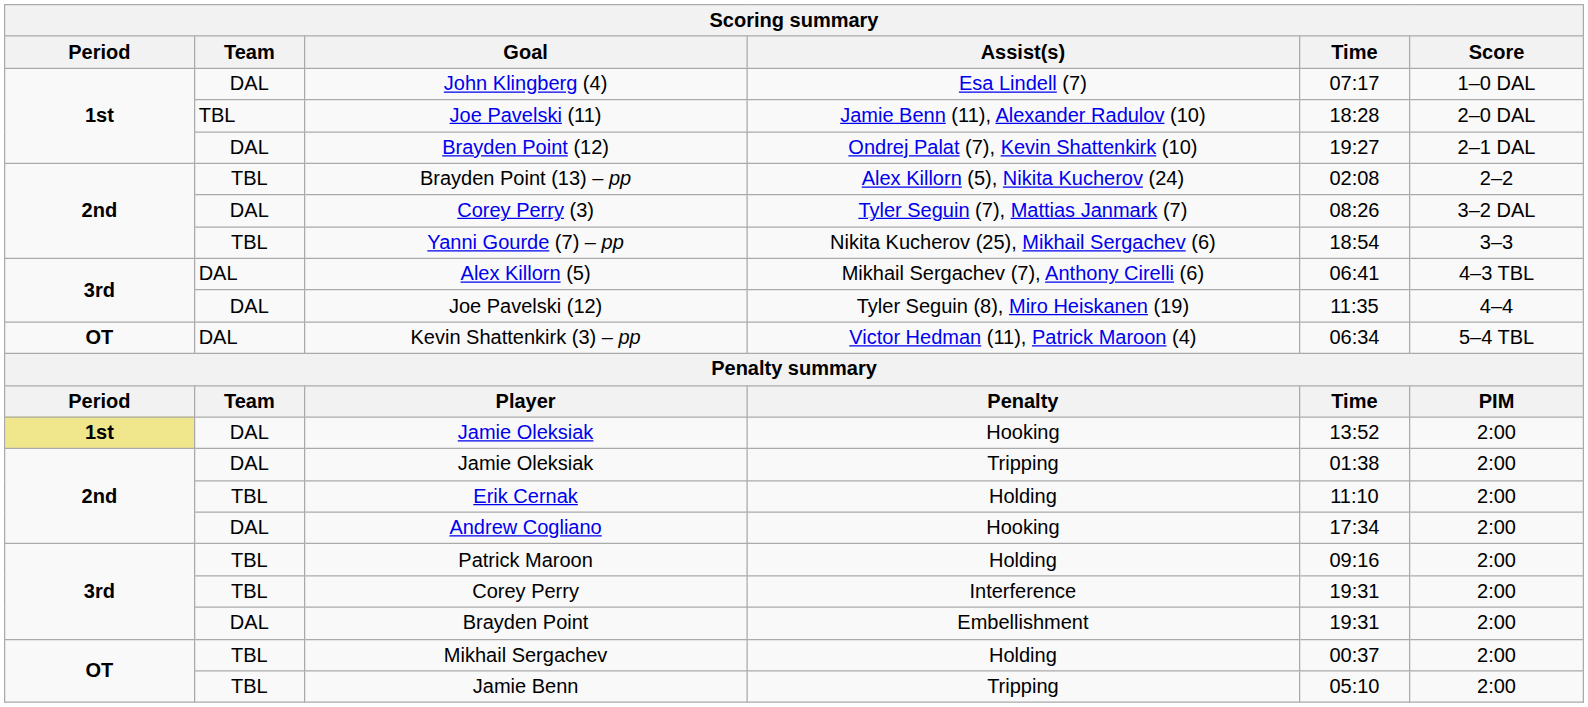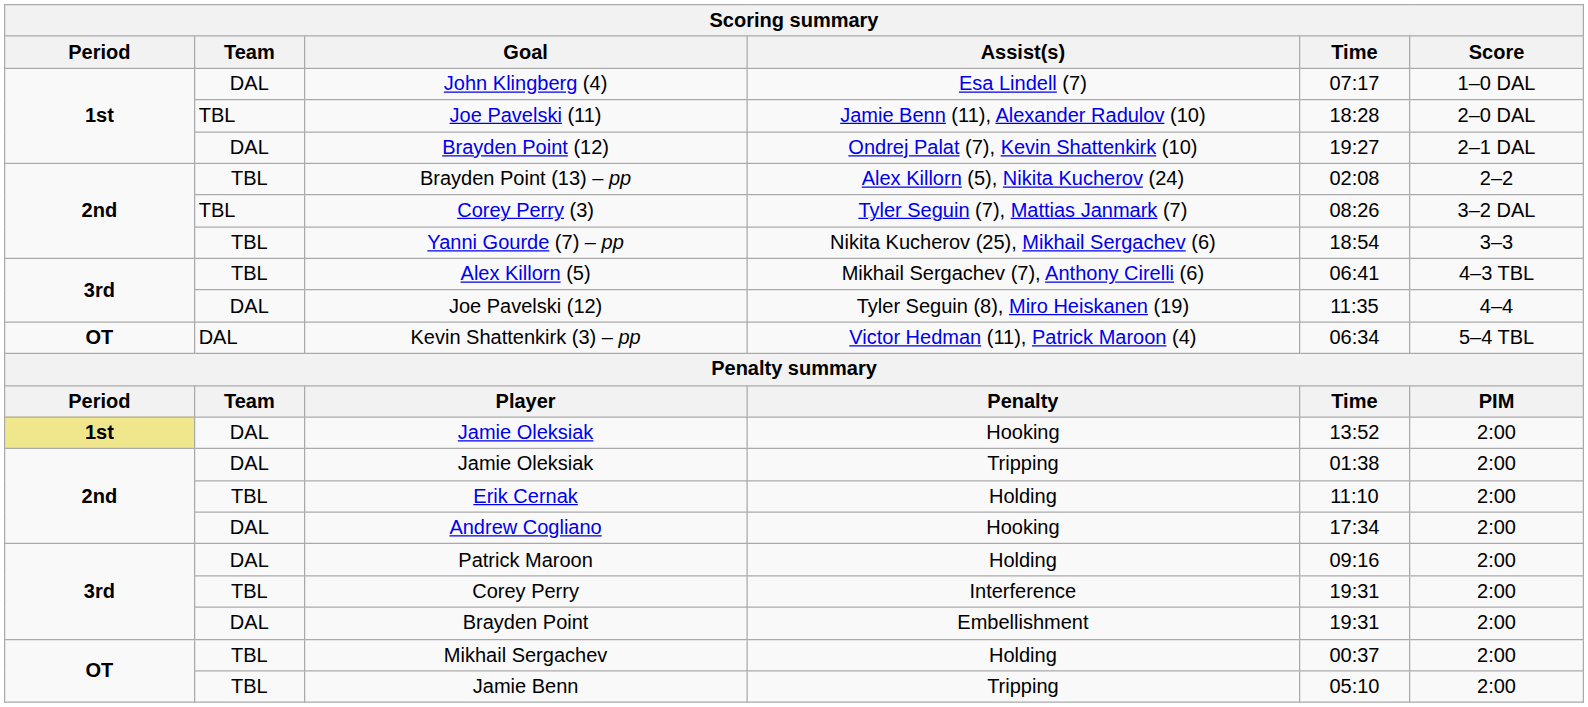(249, 210) DAL -> (217, 210) TBL
(218, 274) DAL -> (249, 274) TBL
(249, 559) TBL -> (249, 559) DAL
